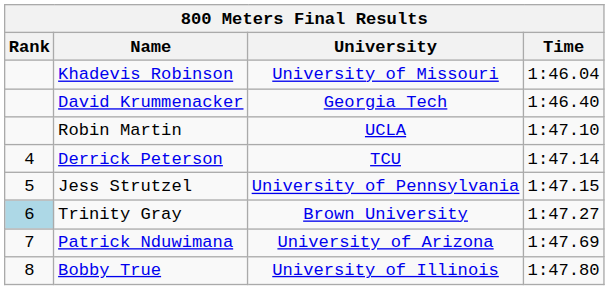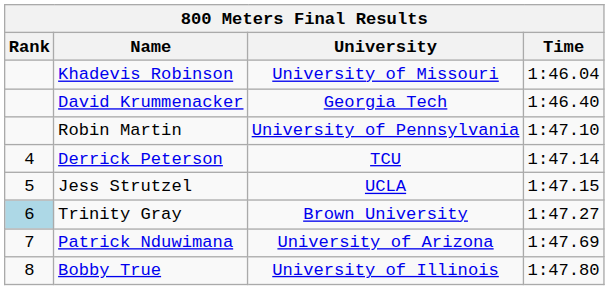(386, 131) UCLA -> (386, 131) University of Pennsylvania
(386, 186) University of Pennsylvania -> (386, 186) UCLA
